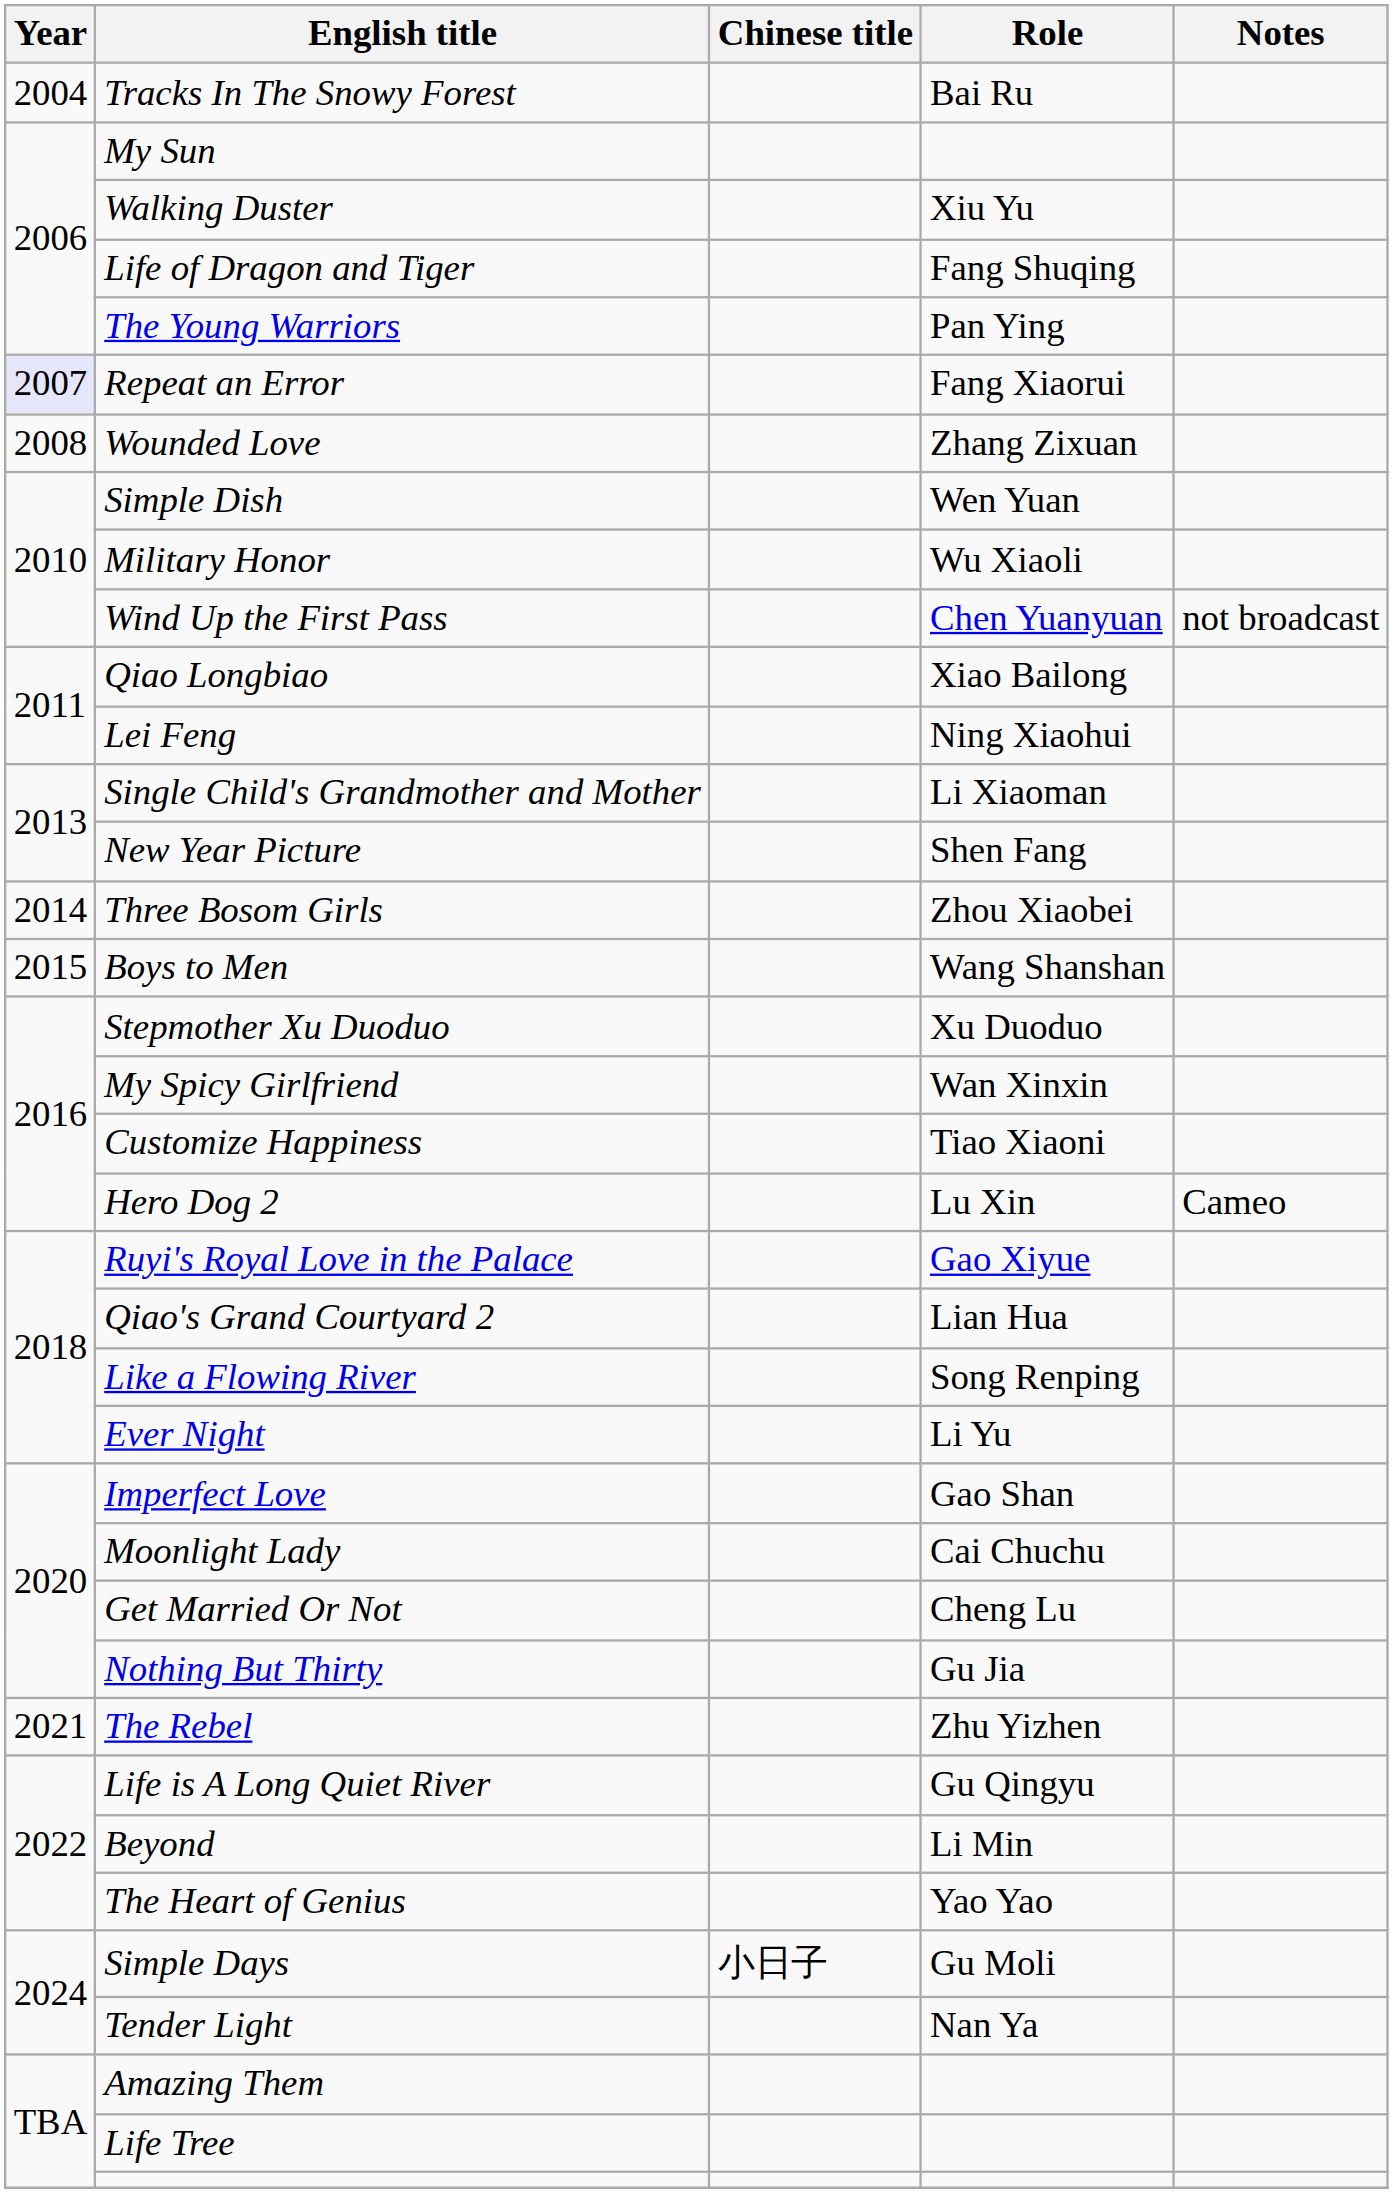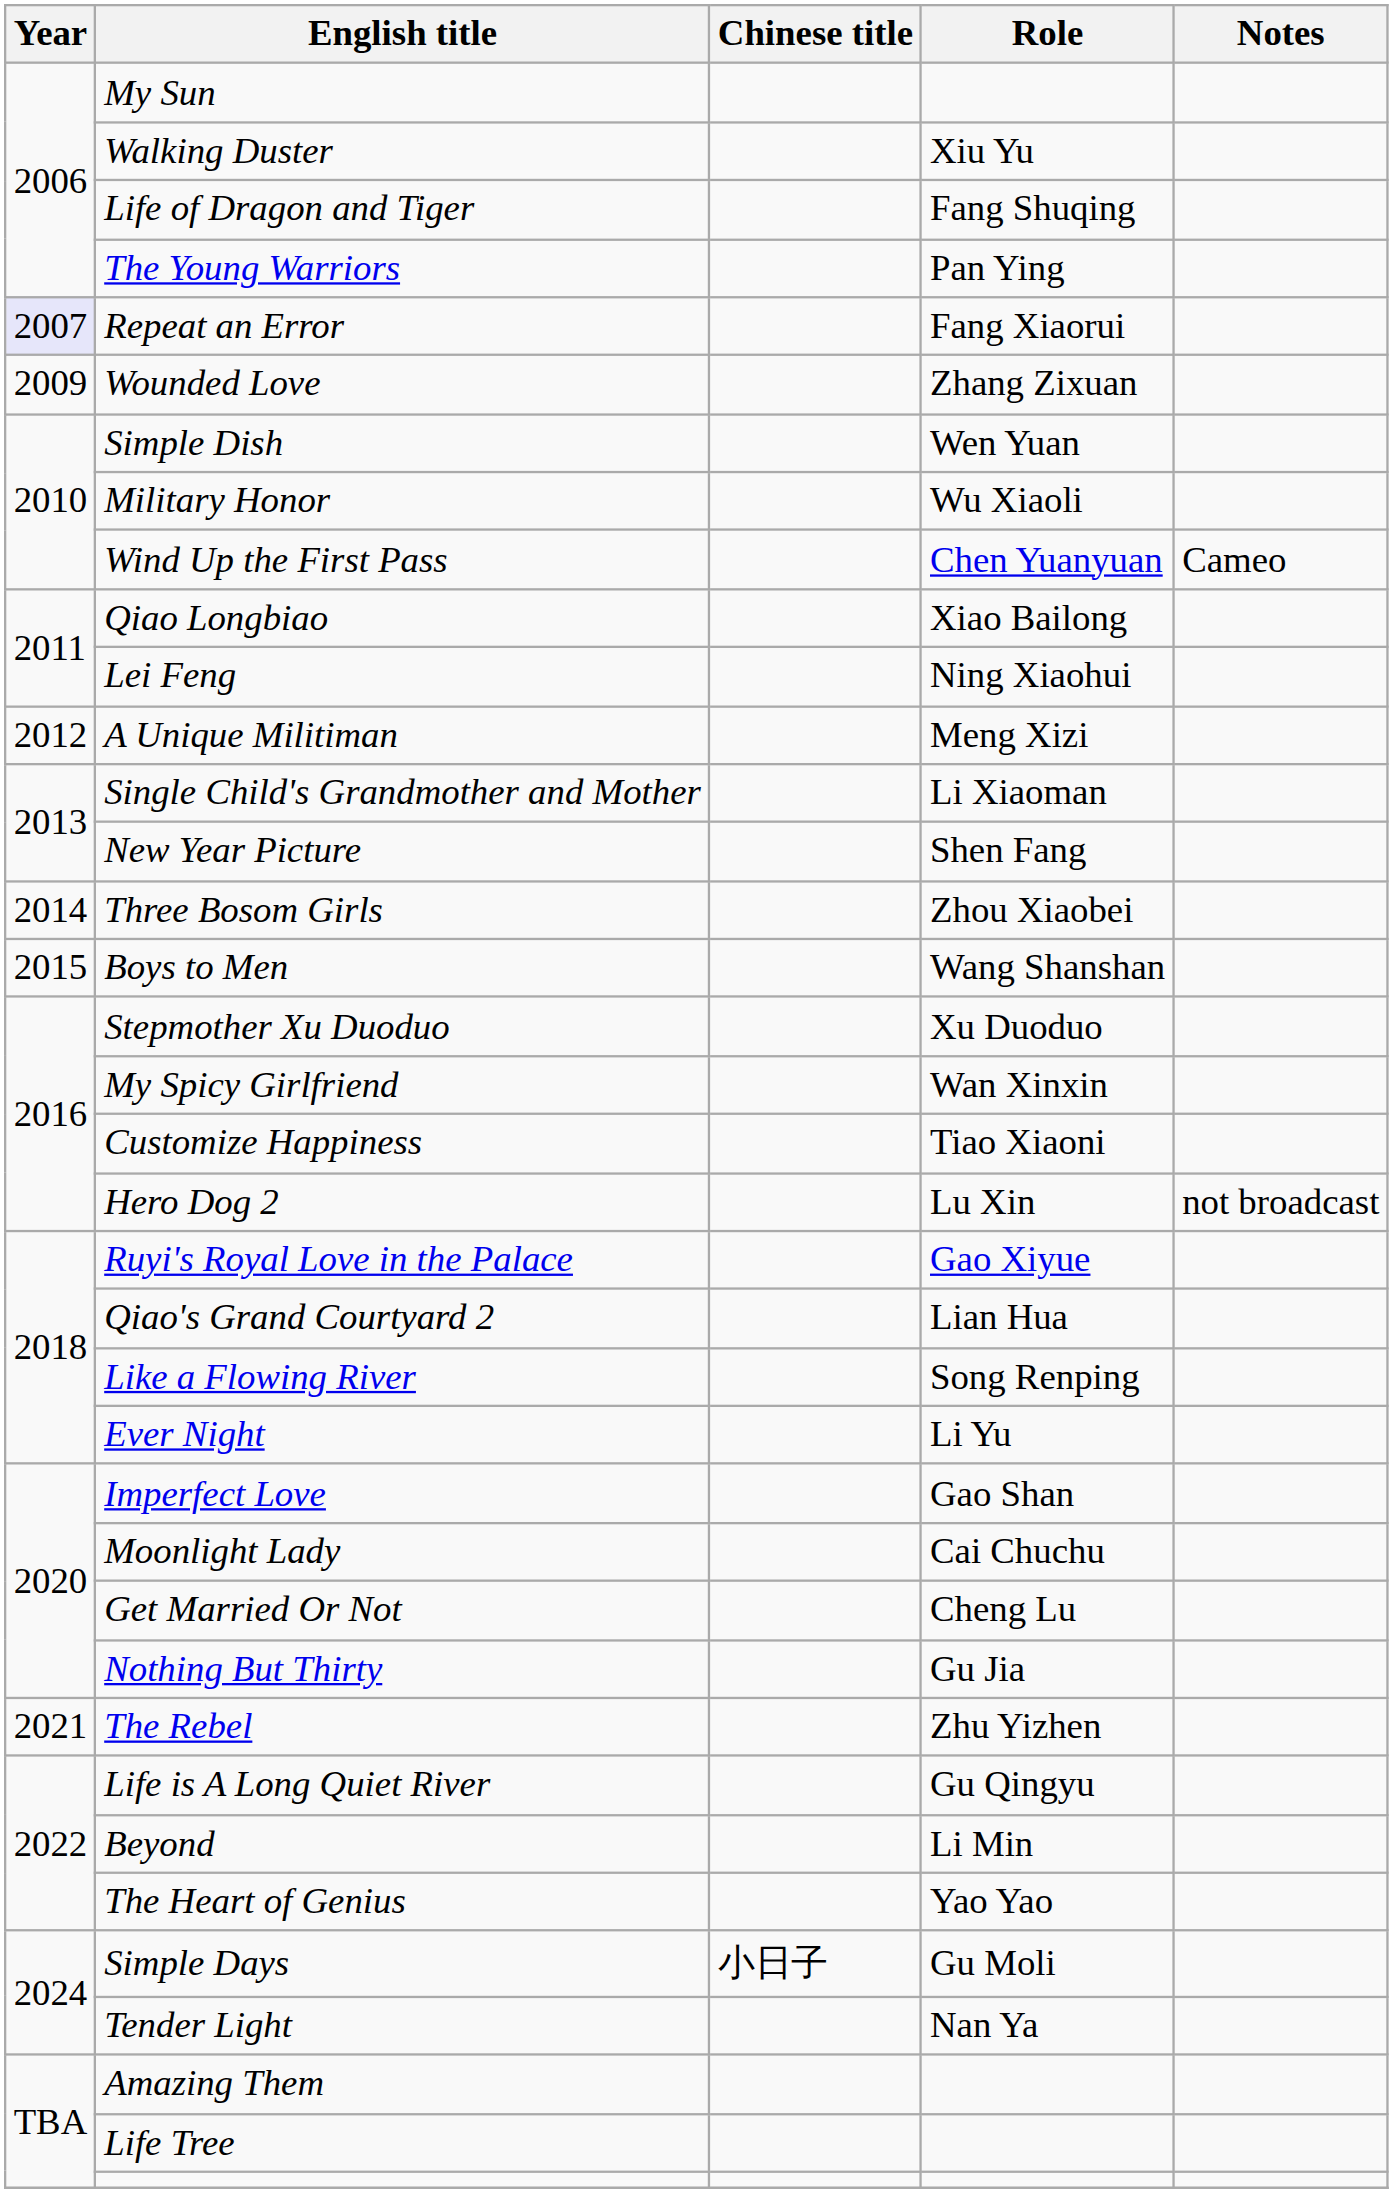- row: (310, 92)
(50, 442) 2008 -> (50, 383) 2009
(1281, 617) not broadcast -> (1234, 558) Cameo
+ row: (251, 734)
(1234, 1200) Cameo -> (1281, 1200) not broadcast
